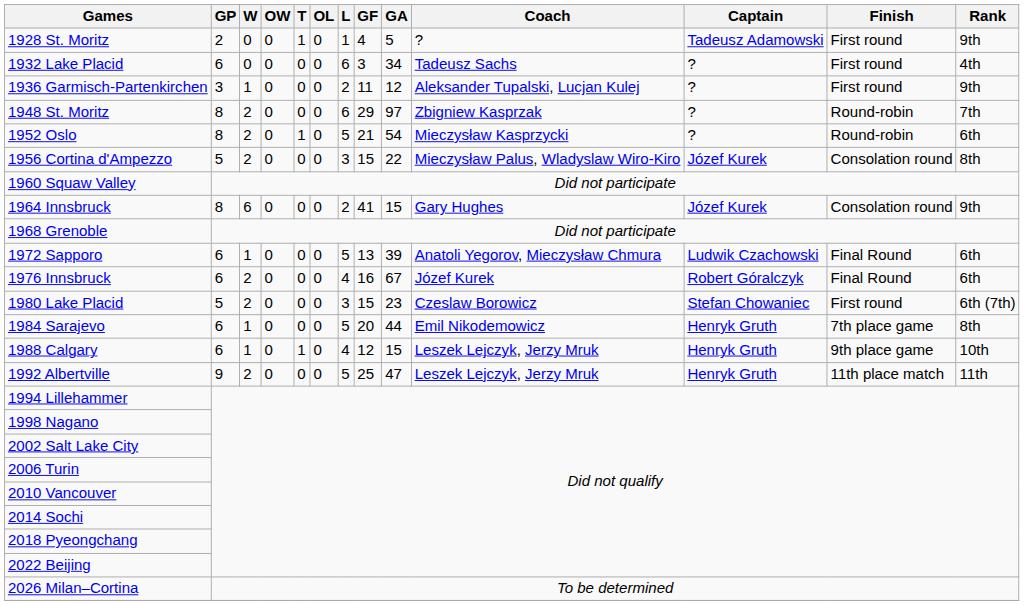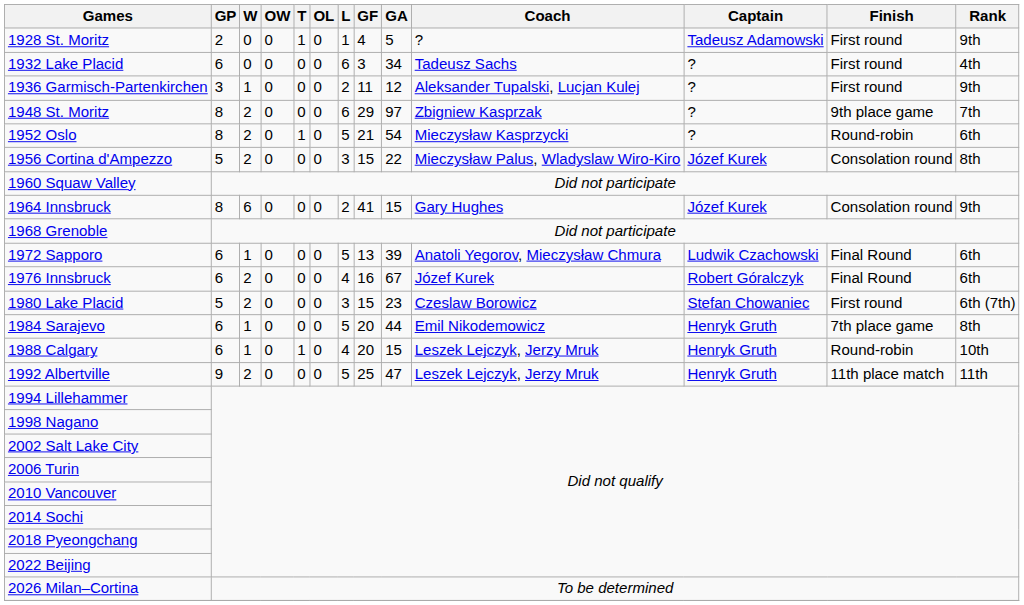(872, 111) Round-robin -> (882, 111) 9th place game
(366, 350) 12 -> (366, 350) 20
(882, 350) 9th place game -> (872, 350) Round-robin
